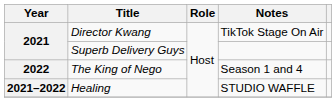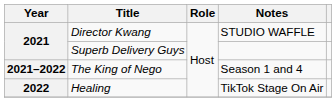(272, 32) TikTok Stage On Air -> (268, 32) STUDIO WAFFLE
(36, 69) 2022 -> (36, 69) 2021–2022
(36, 87) 2021–2022 -> (36, 87) 2022
(268, 87) STUDIO WAFFLE -> (272, 87) TikTok Stage On Air
